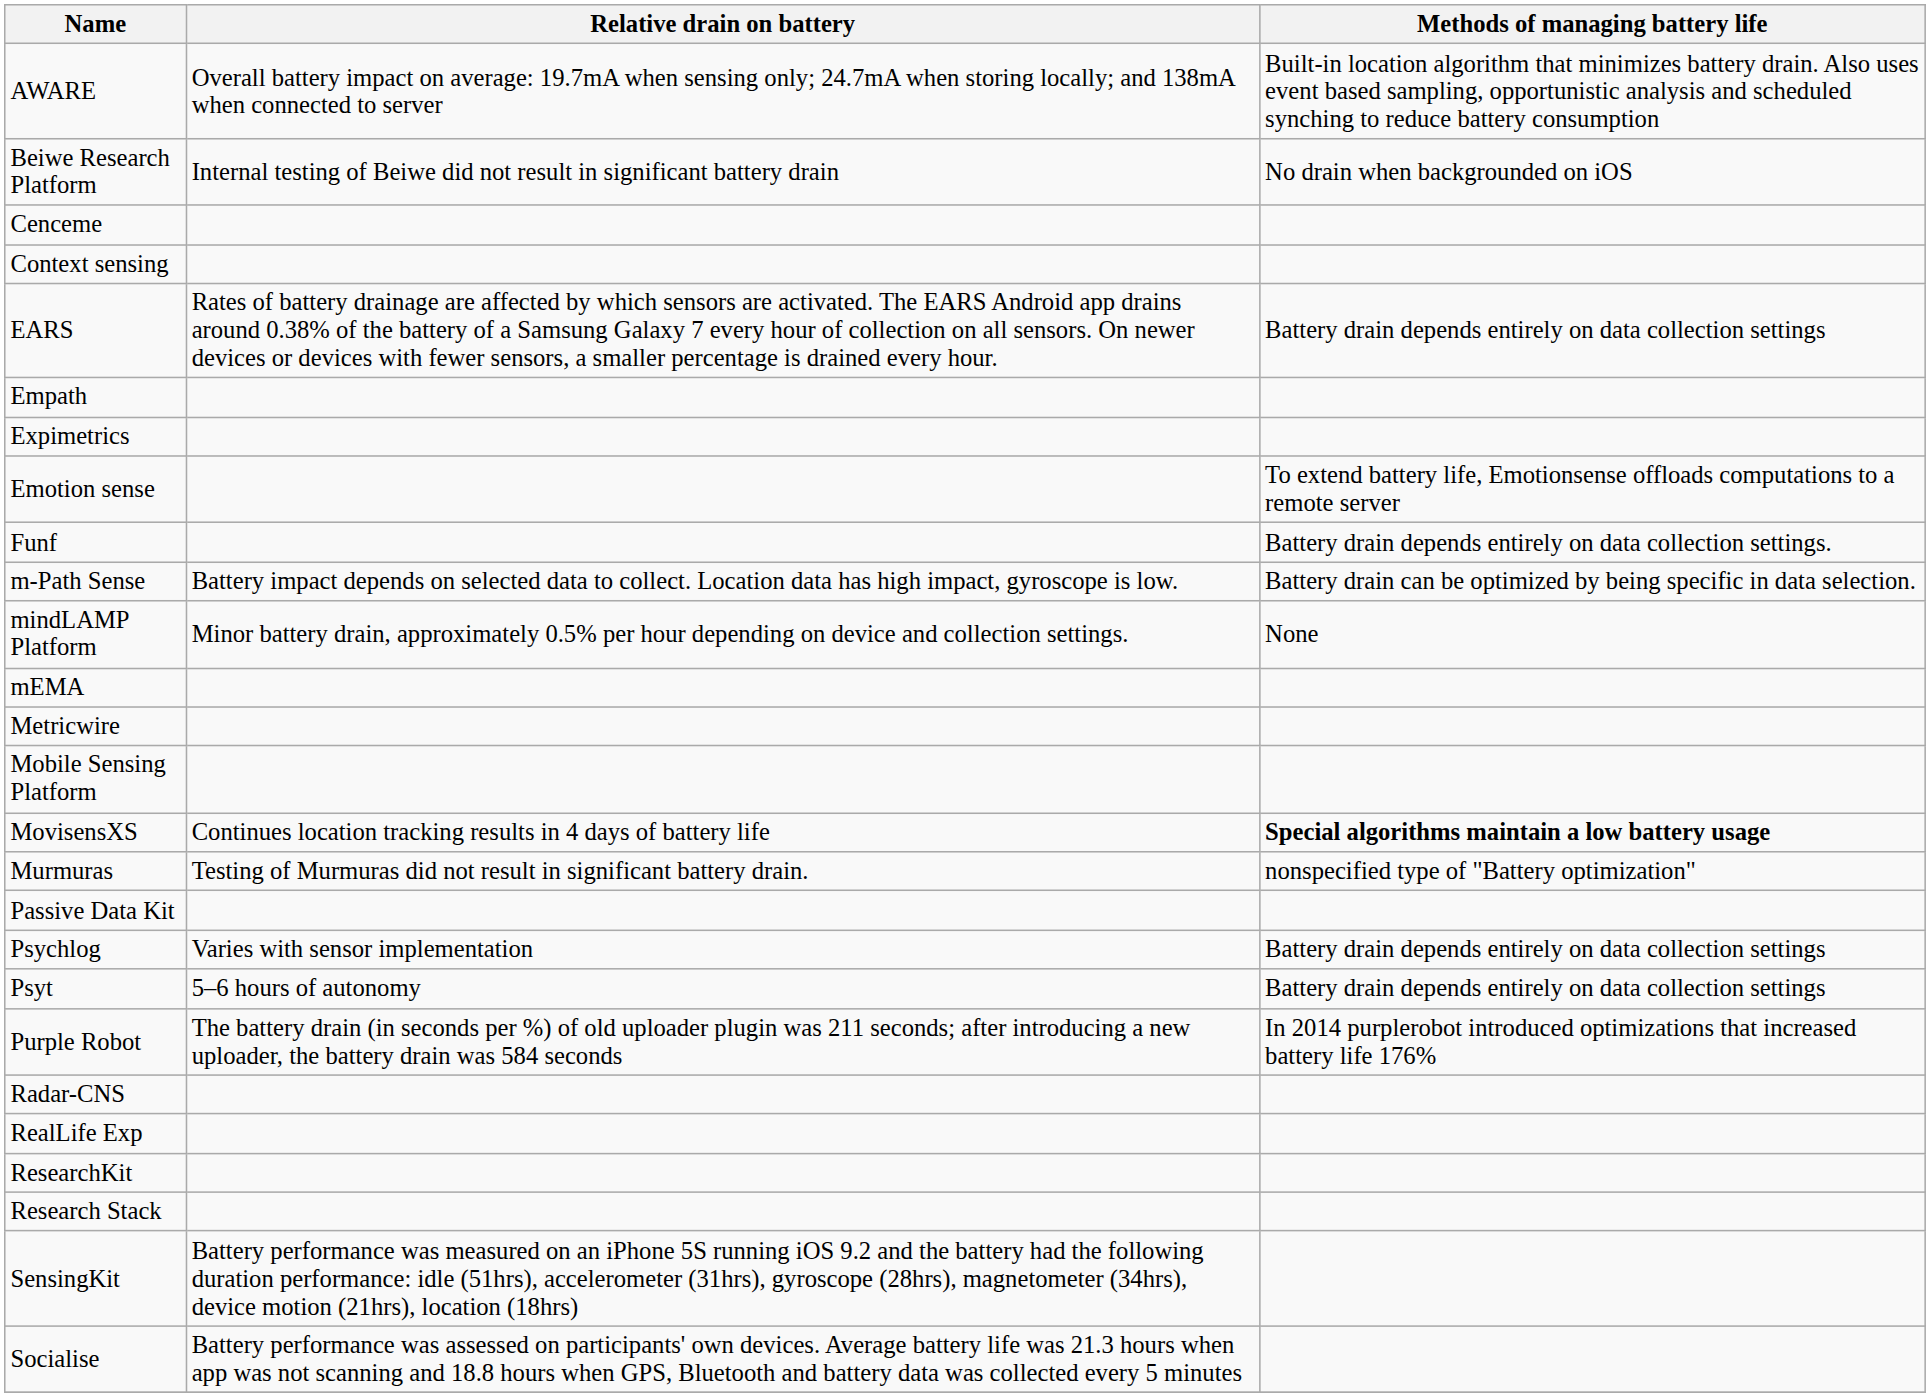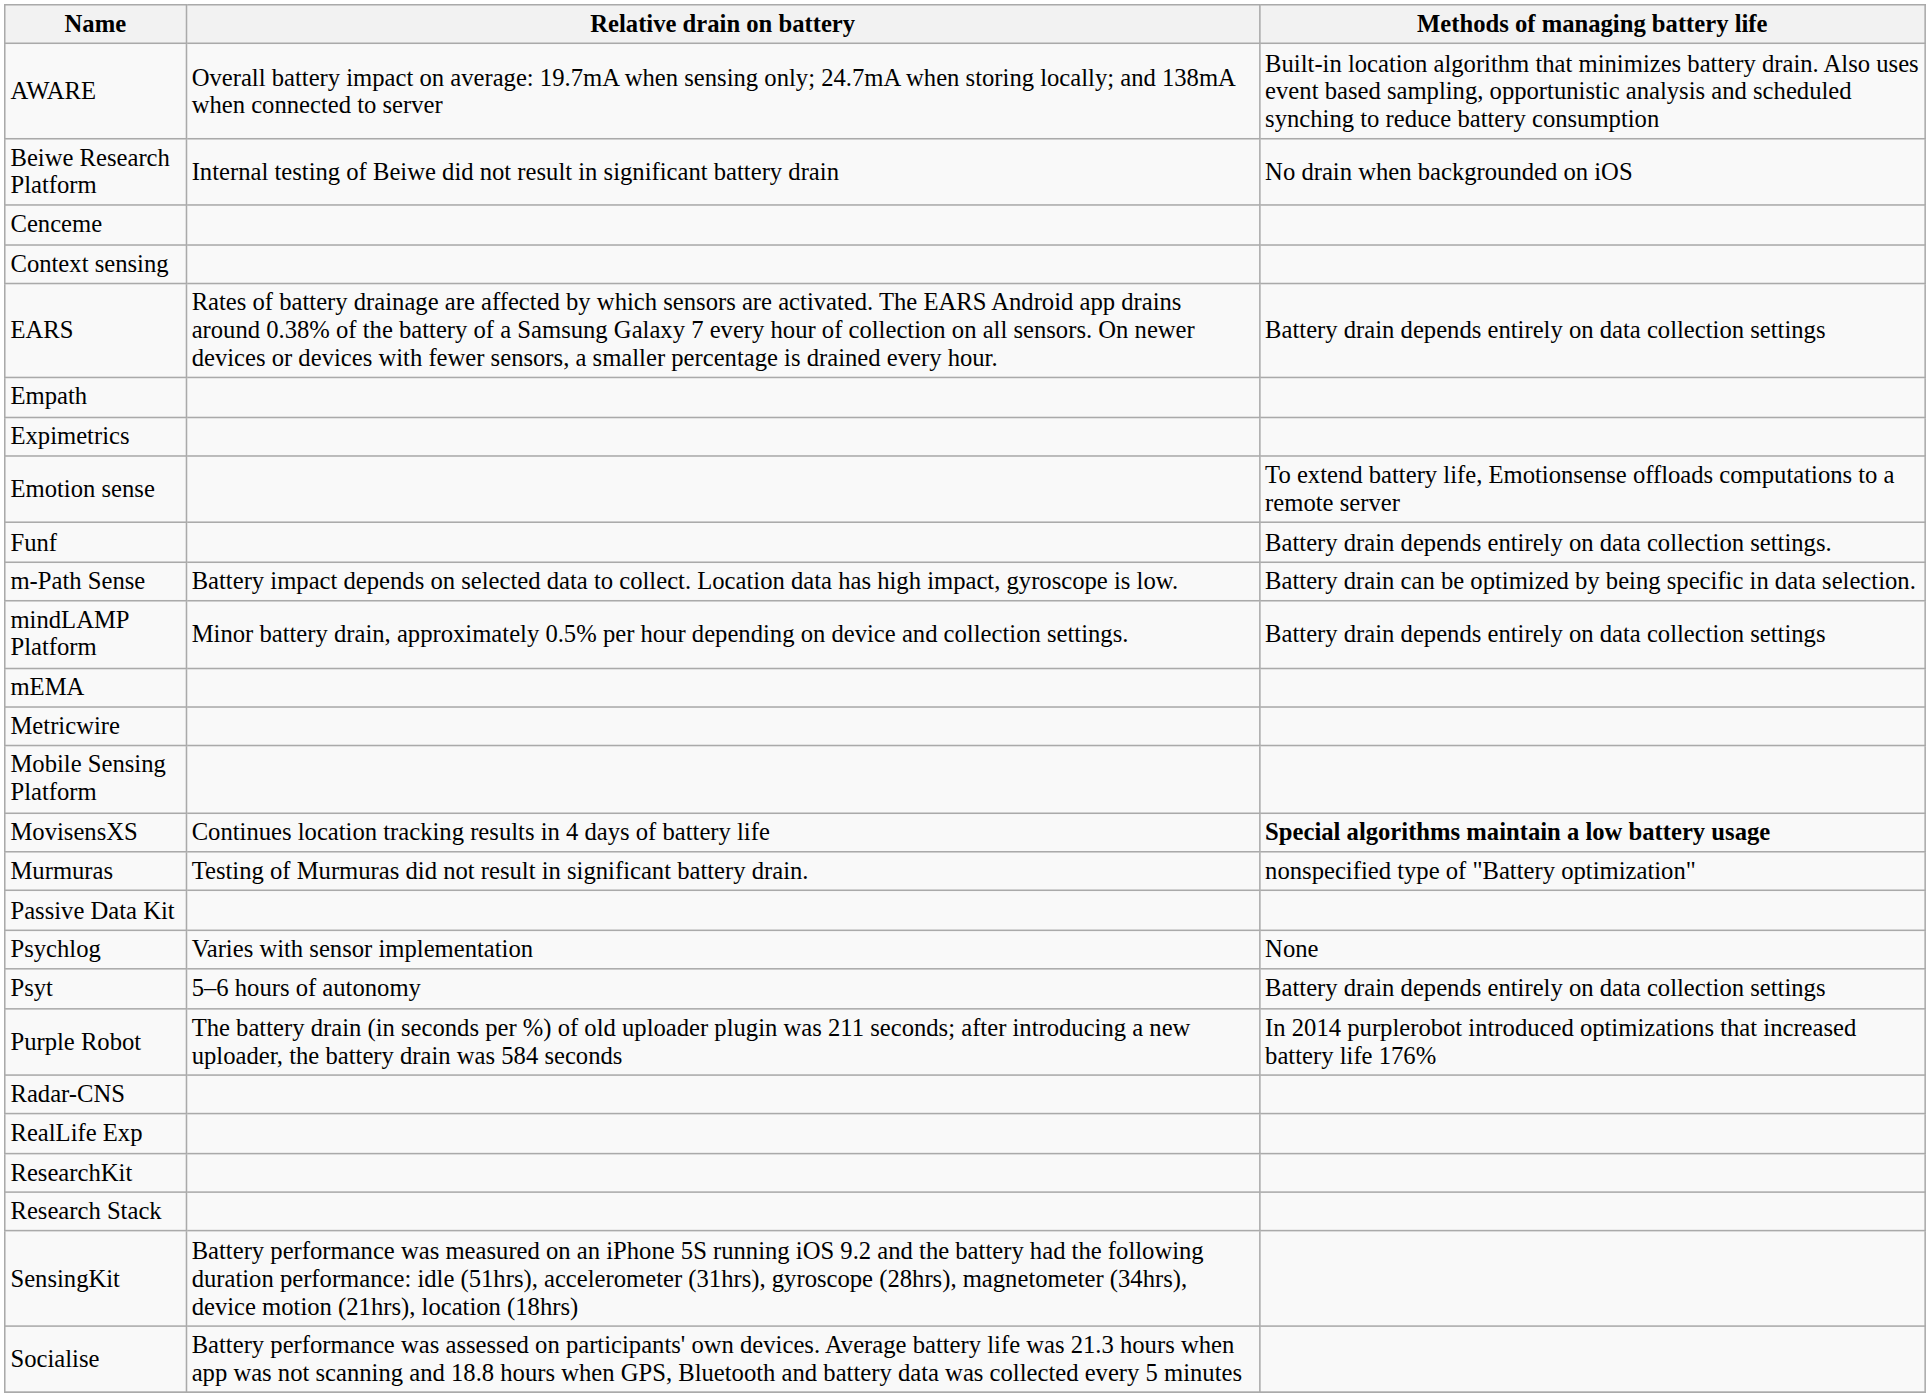(1292, 634) None -> (1545, 634) Battery drain depends entirely on data collection settings
(1545, 949) Battery drain depends entirely on data collection settings -> (1292, 949) None
